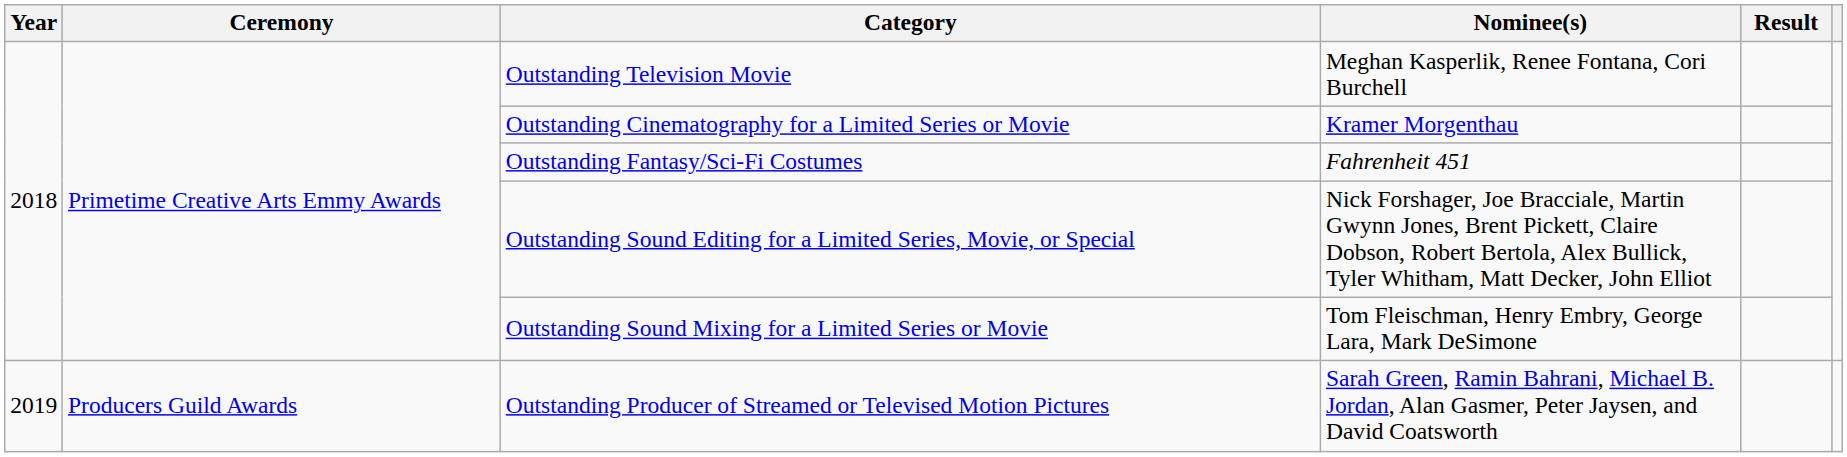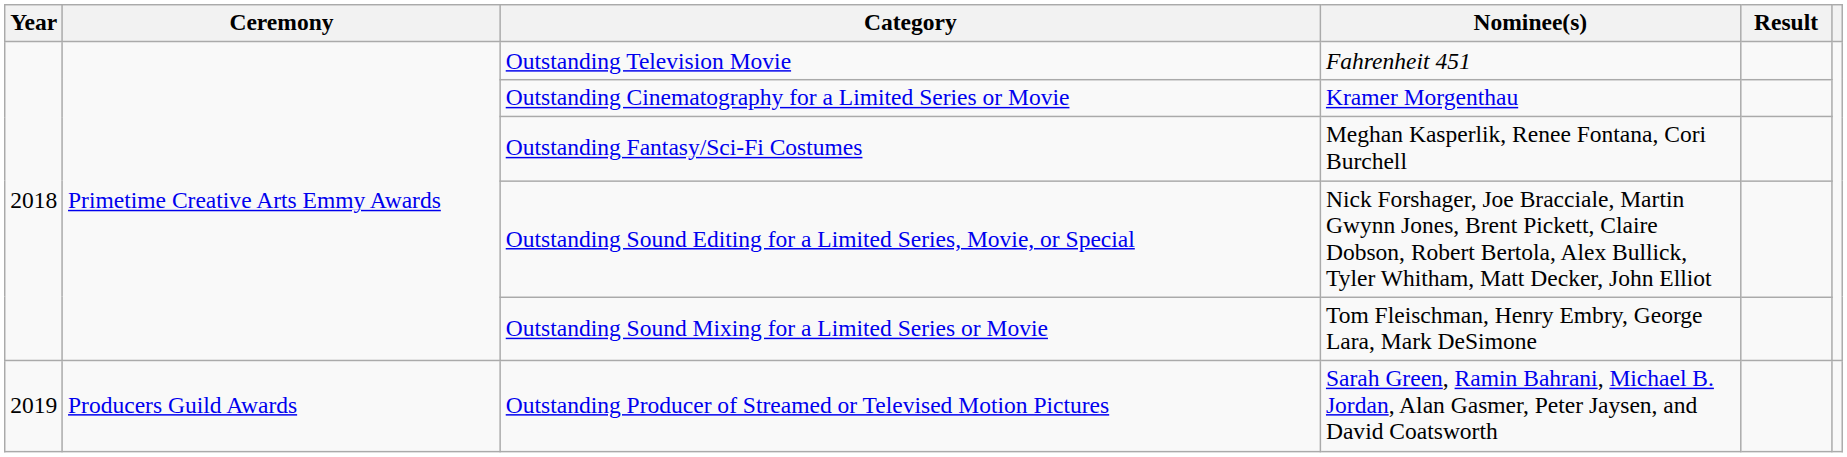(1516, 73) Meghan Kasperlik, Renee Fontana, Cori Burchell -> (1398, 60) Fahrenheit 451
(1398, 161) Fahrenheit 451 -> (1516, 148) Meghan Kasperlik, Renee Fontana, Cori Burchell
